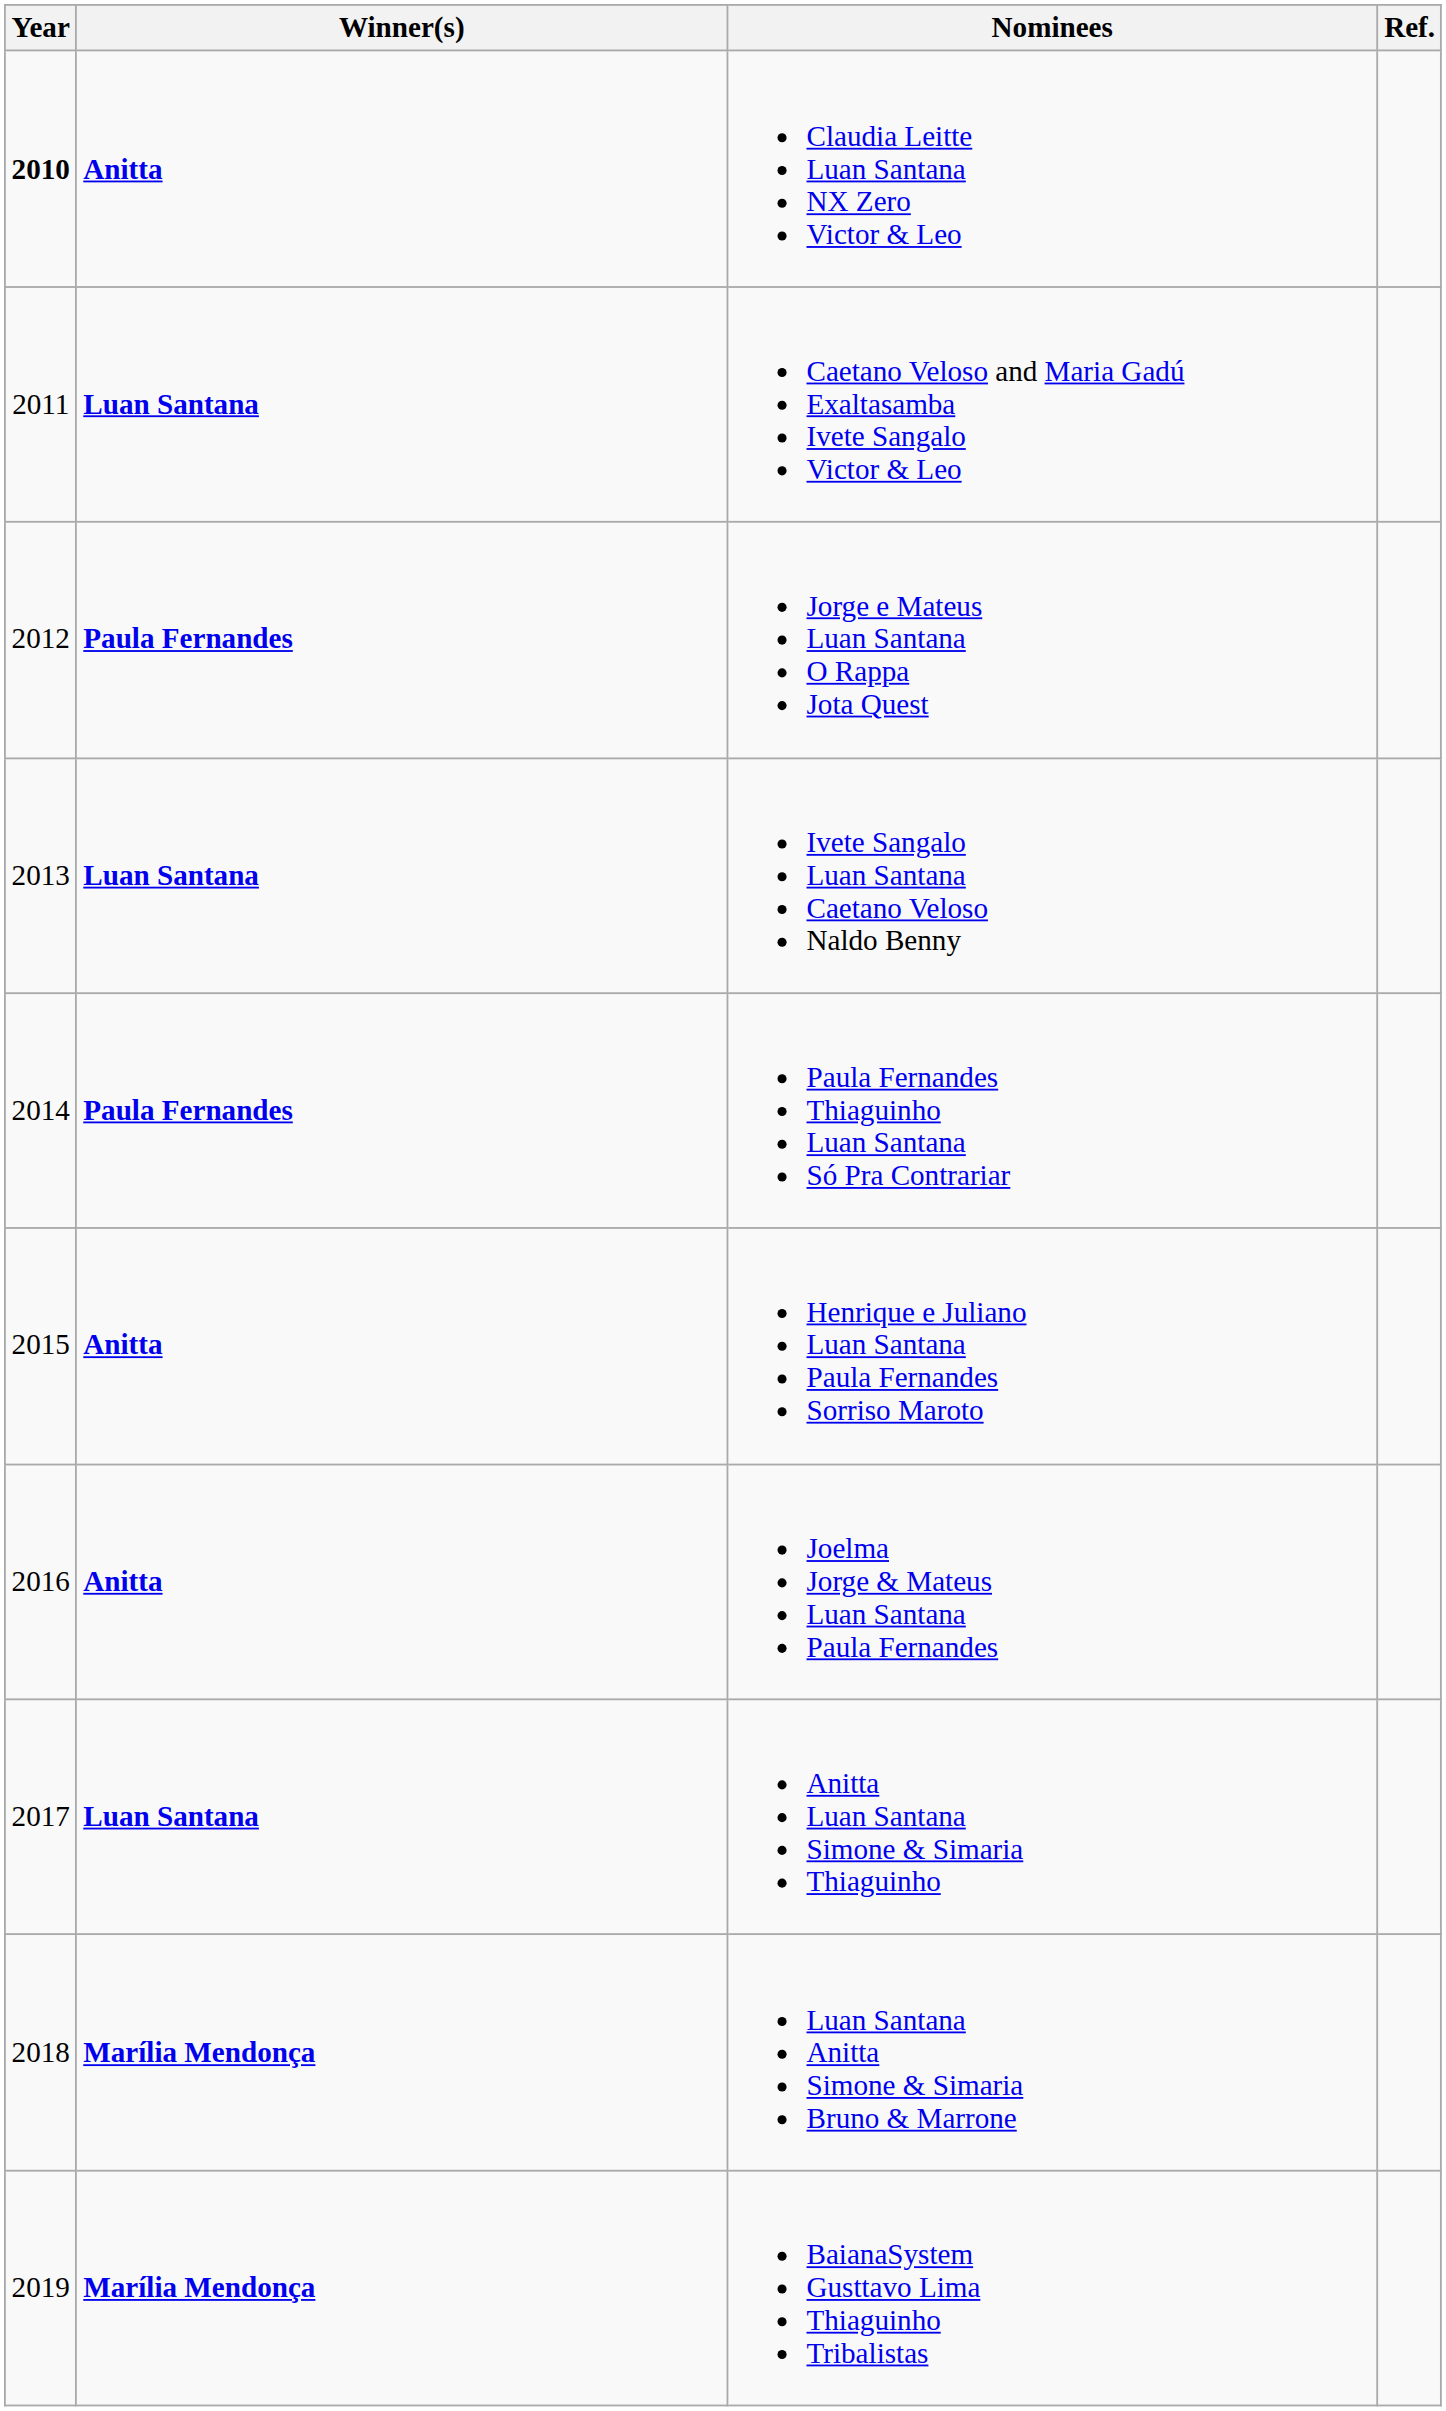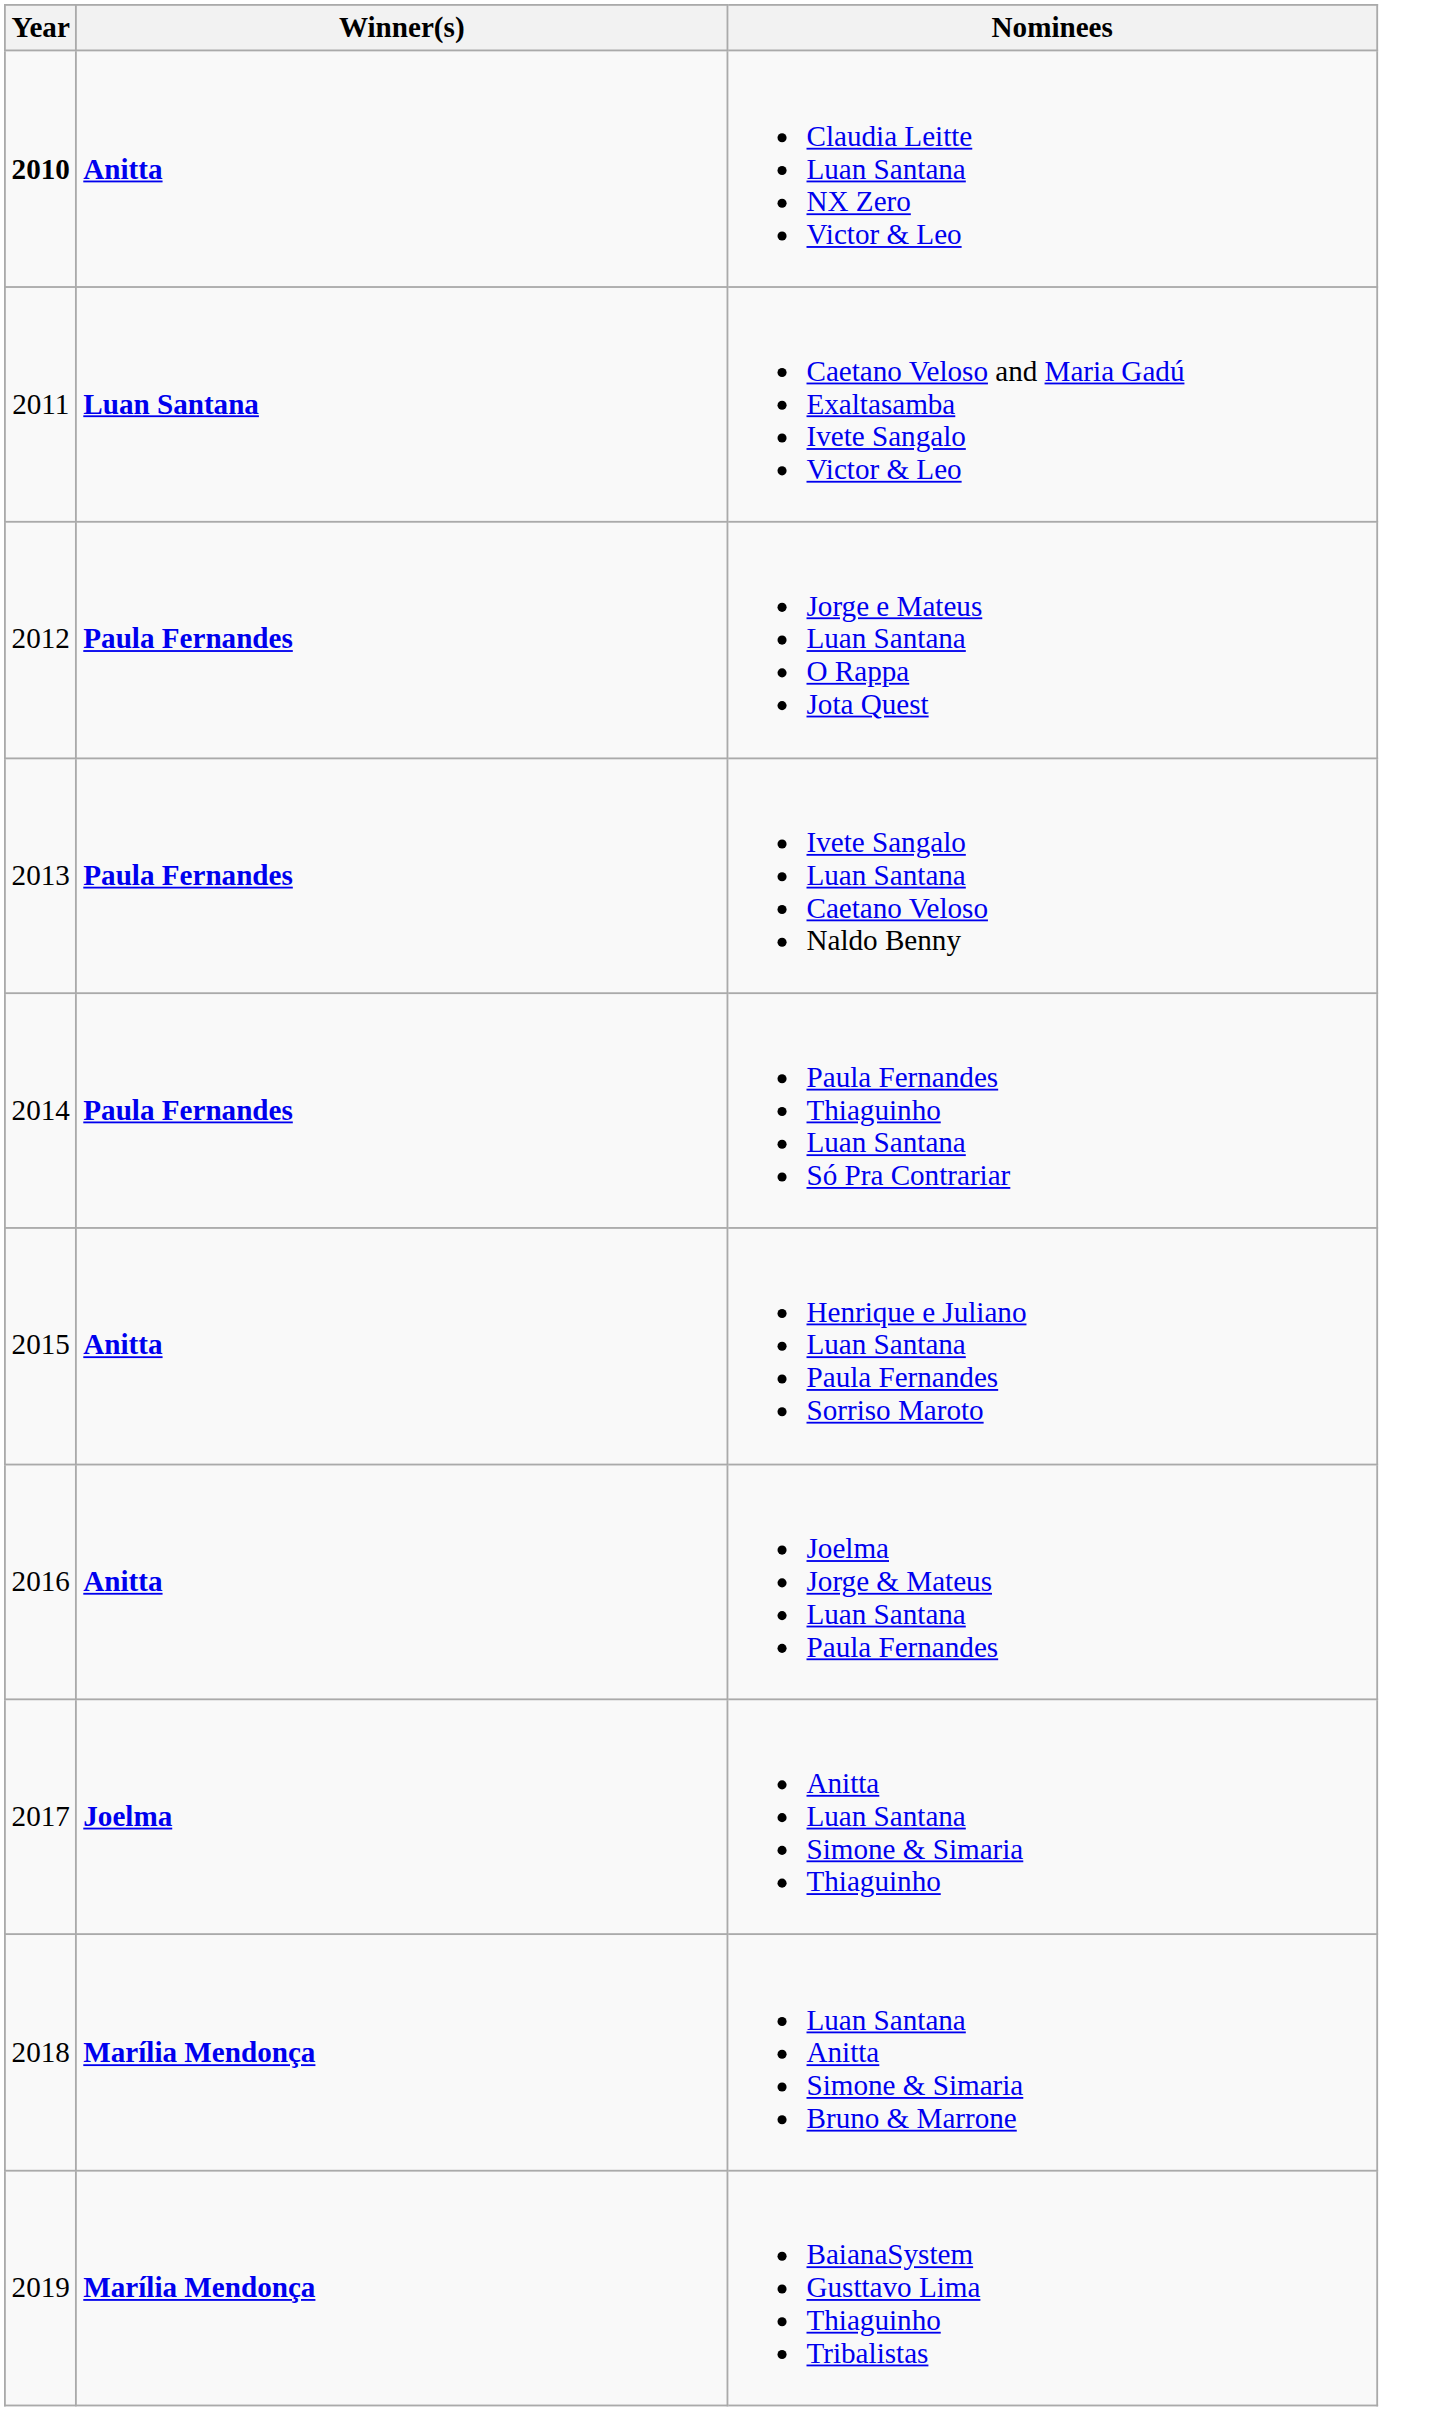- column: (1410, 27)
(171, 874) Luan Santana -> (188, 874) Paula Fernandes
(171, 1816) Luan Santana -> (128, 1816) Joelma
